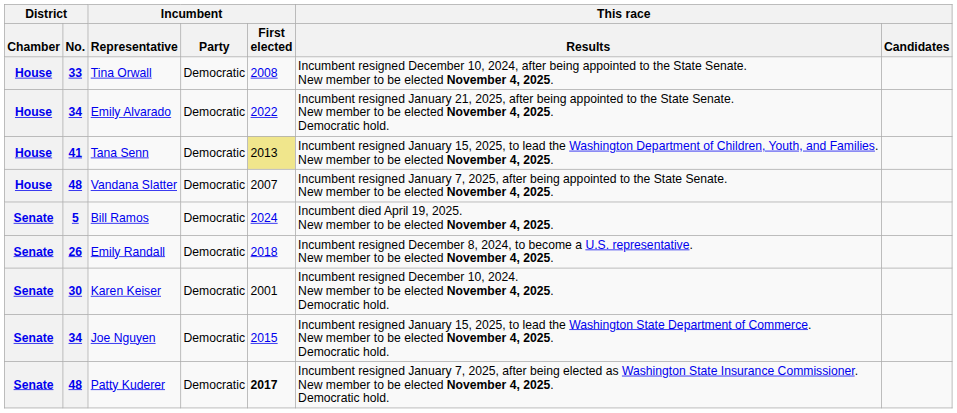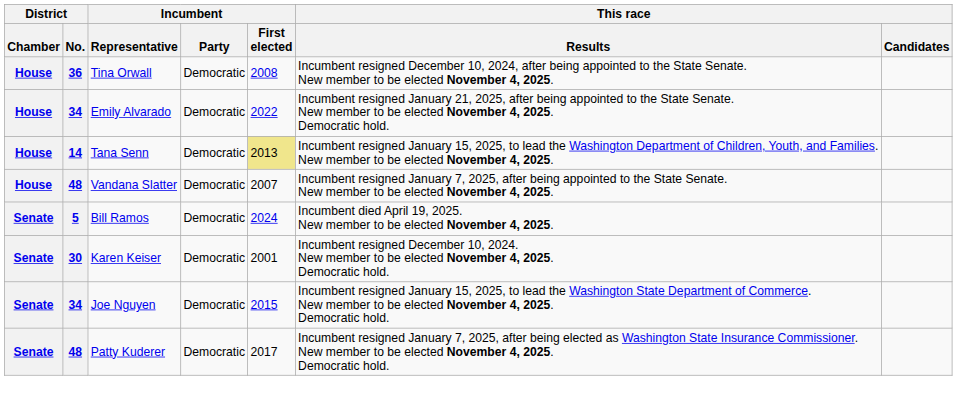(75, 73) 33 -> (75, 73) 36
(75, 152) 41 -> (75, 152) 14
- row: (128, 251)
(264, 384) bold -> (264, 351) normal
